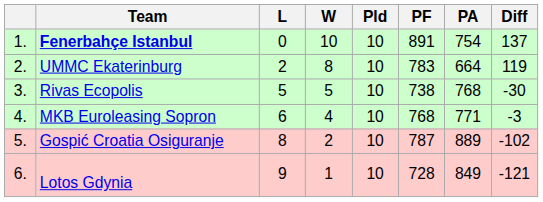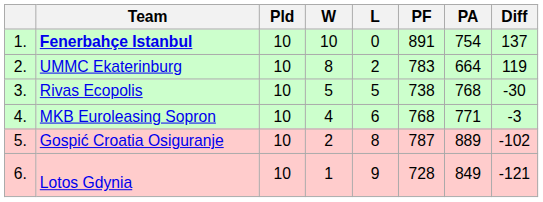columns swapped: (375, 16) <-> (282, 16)
